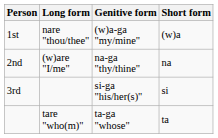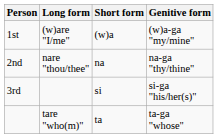columns swapped: (186, 12) <-> (126, 12)
(66, 35) nare "thou/thee" -> (56, 35) (w)are "I/me"
(56, 63) (w)are "I/me" -> (66, 63) nare "thou/thee"
